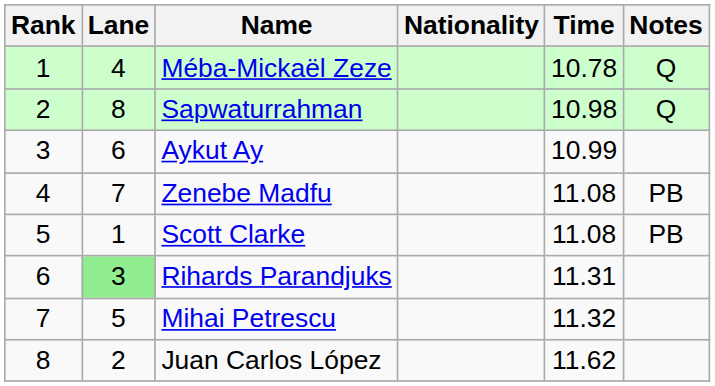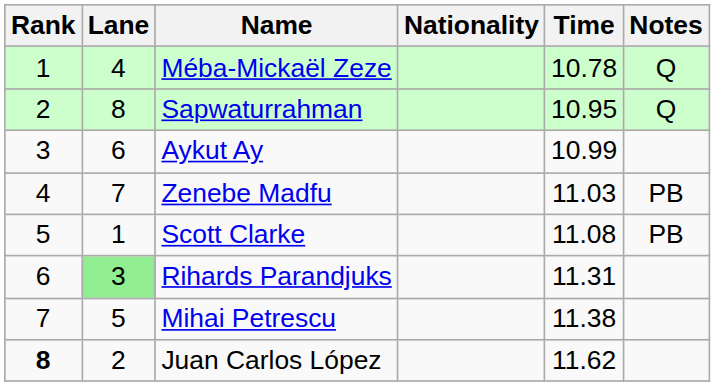(584, 109) 10.98 -> (584, 109) 10.95
(584, 192) 11.08 -> (584, 192) 11.03
(584, 318) 11.32 -> (584, 318) 11.38
(43, 360) normal -> (43, 360) bold
